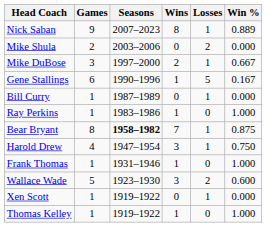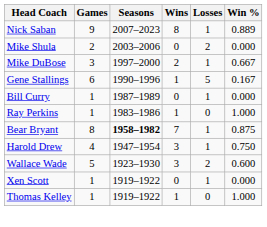- row: (37, 163)
